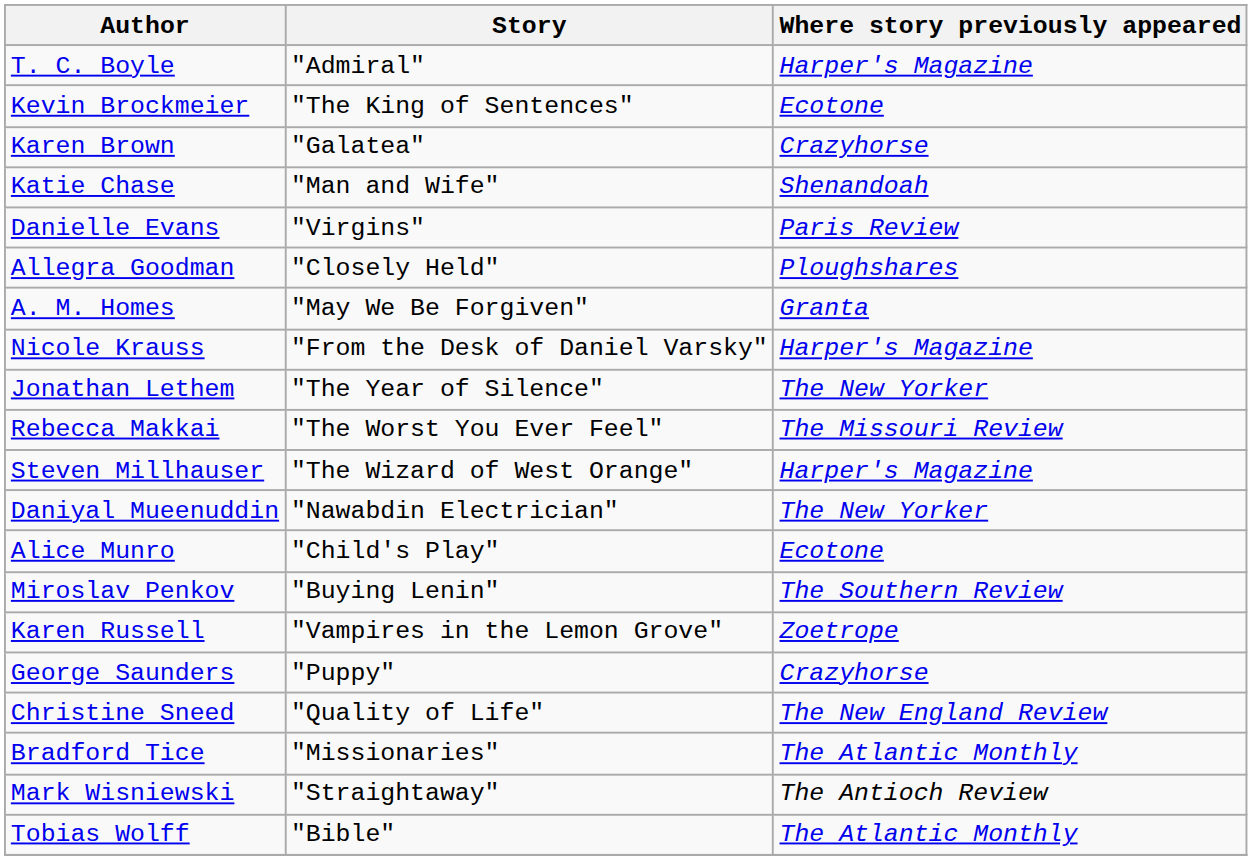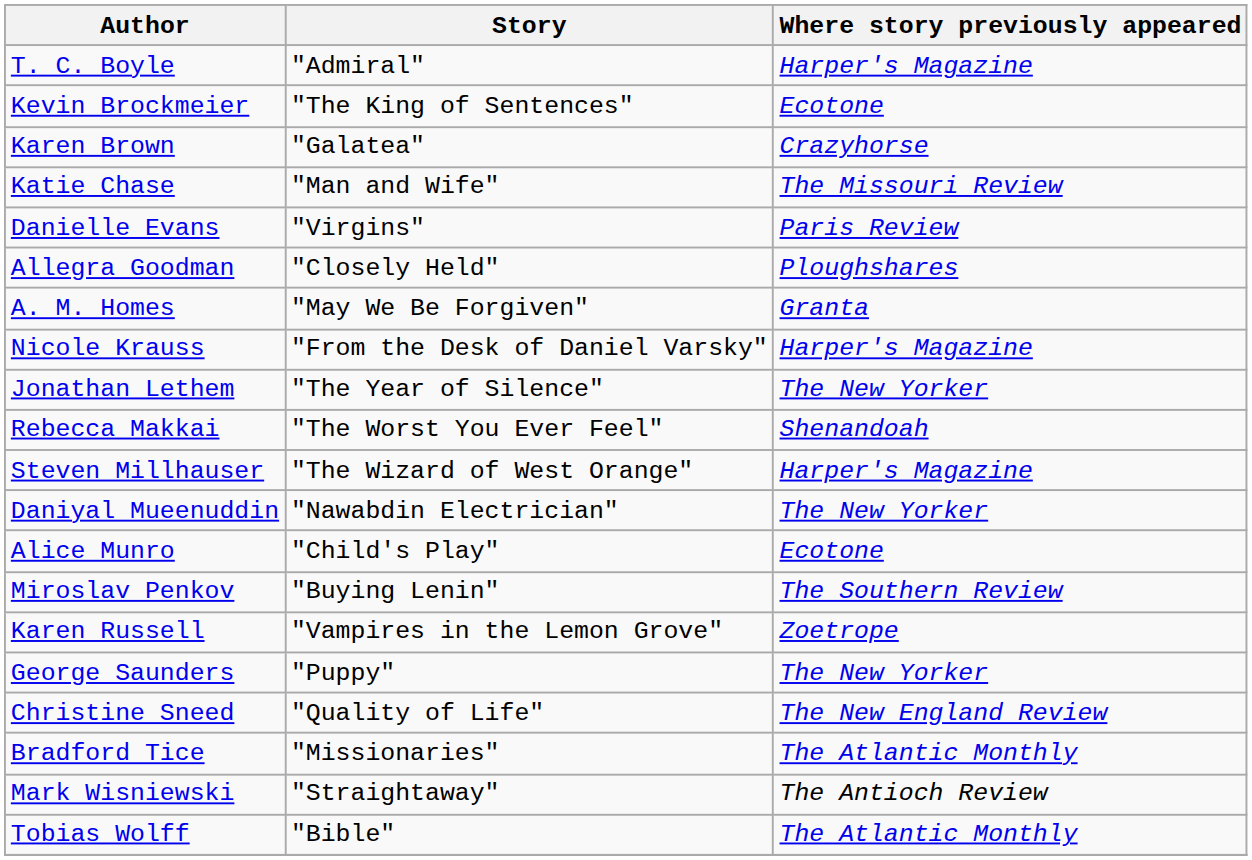(854, 187) Shenandoah -> (921, 187) The Missouri Review
(921, 430) The Missouri Review -> (854, 430) Shenandoah
(854, 673) Crazyhorse -> (884, 673) The New Yorker
